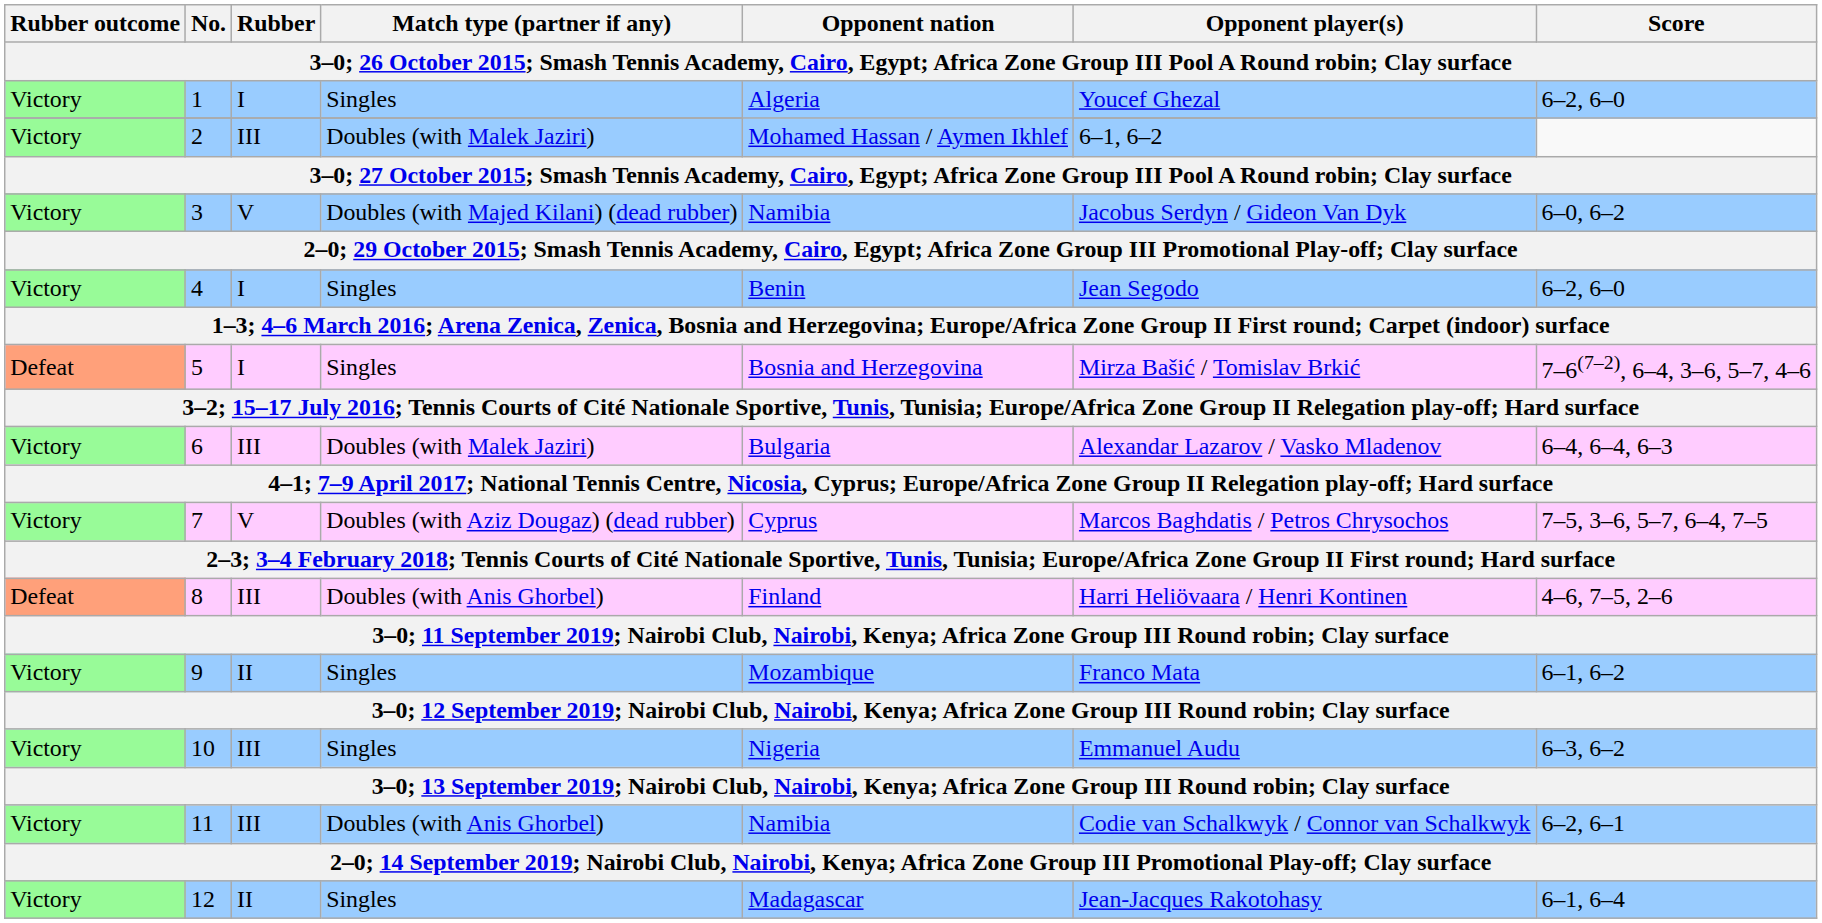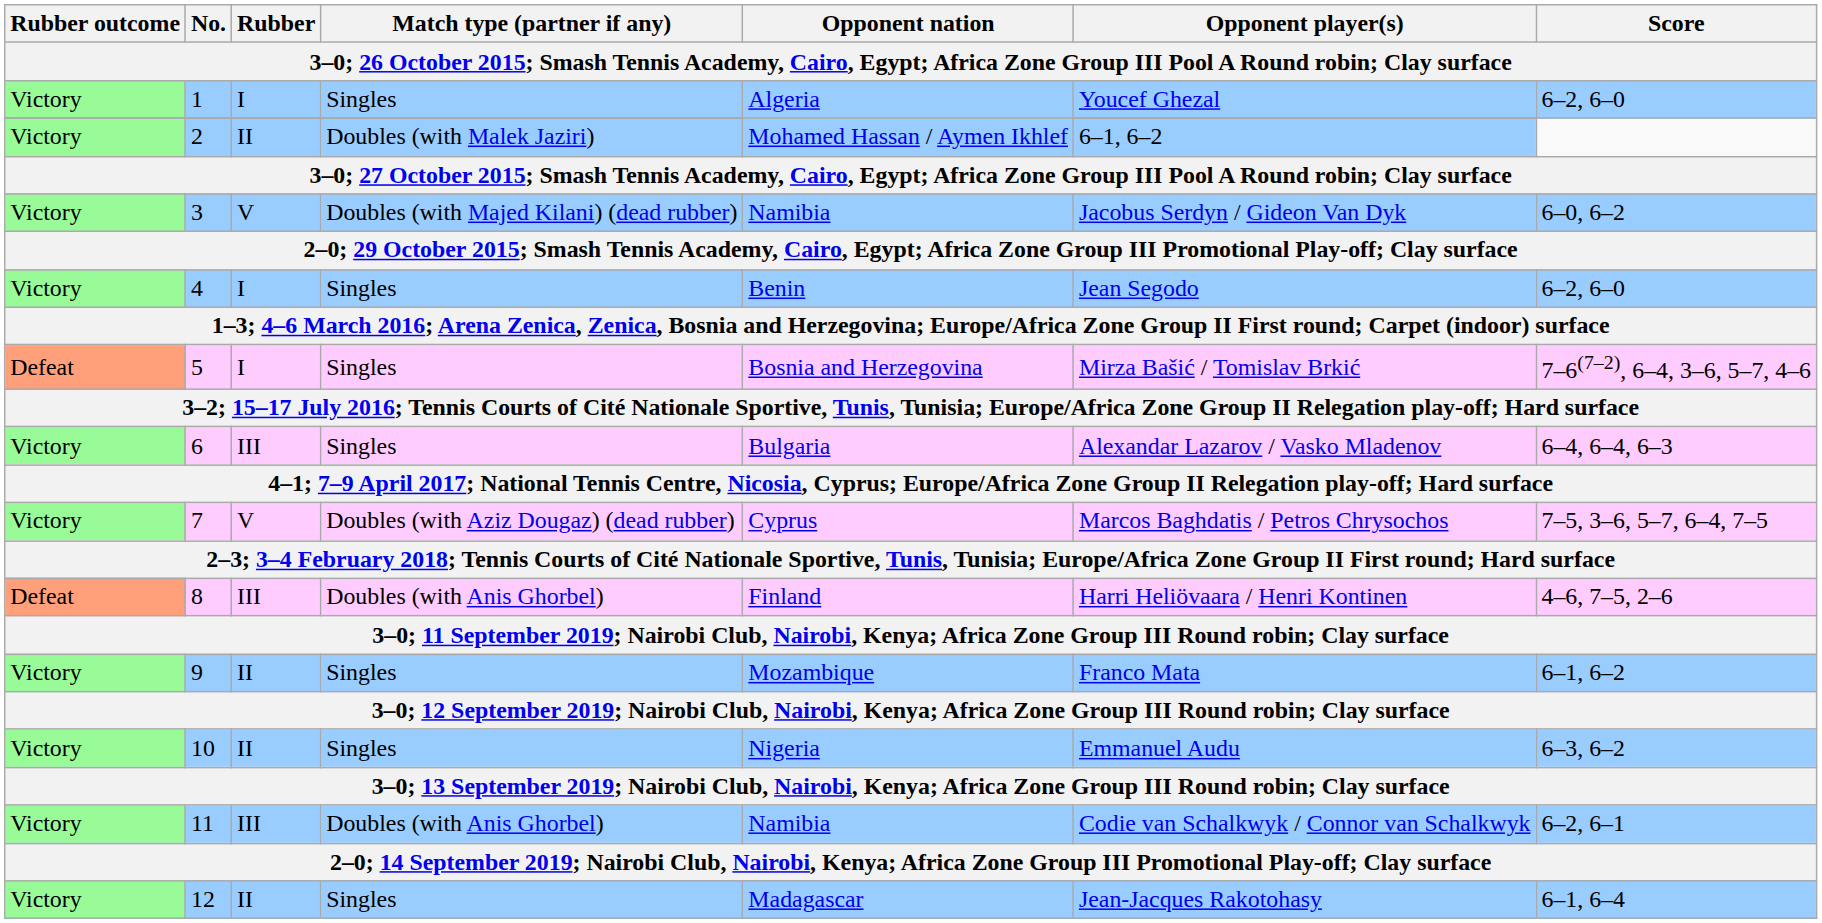(249, 136) III -> (245, 136) II
(460, 445) Doubles (with Malek Jaziri) -> (361, 445) Singles
(249, 748) III -> (245, 748) II
